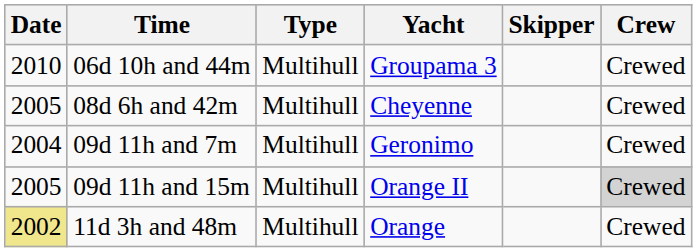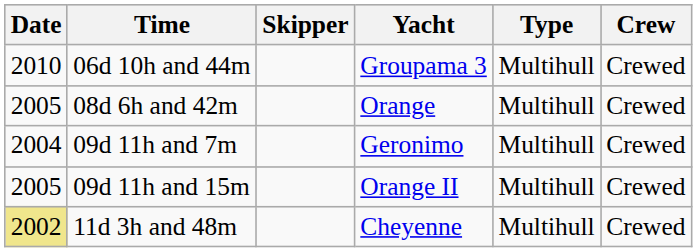columns swapped: (552, 24) <-> (310, 24)
(421, 105) Cheyenne -> (398, 105) Orange
(646, 186) lightgrey background -> (646, 186) no background
(408, 226) Orange -> (411, 226) Cheyenne
